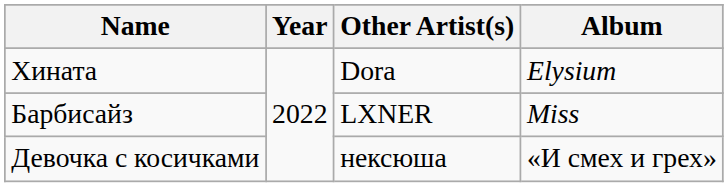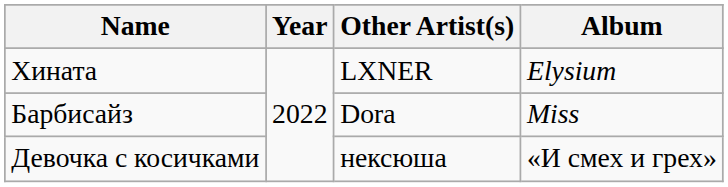(368, 70) Dora -> (386, 70) LXNER
(386, 114) LXNER -> (368, 114) Dora
